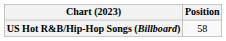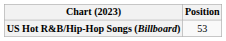(202, 28) 58 -> (202, 28) 53
